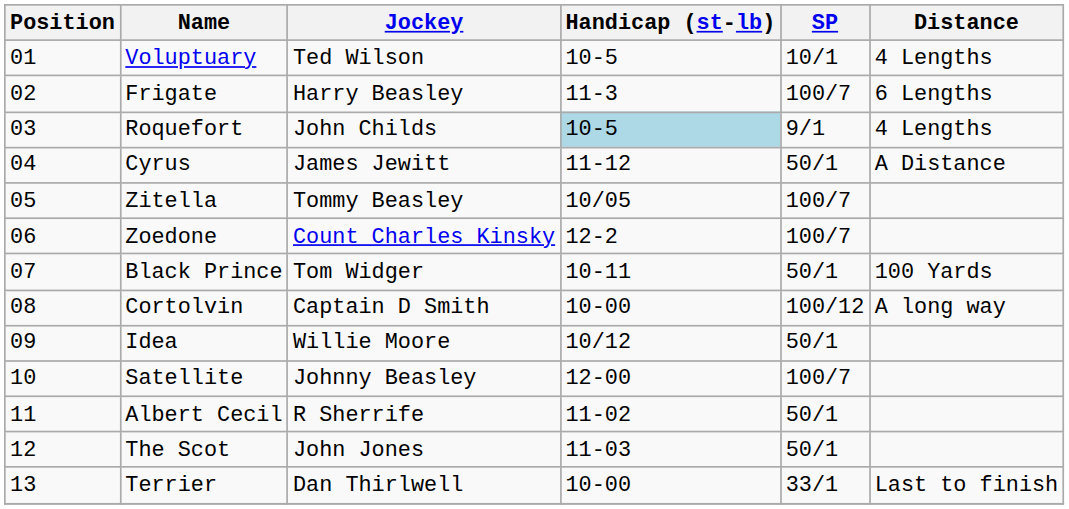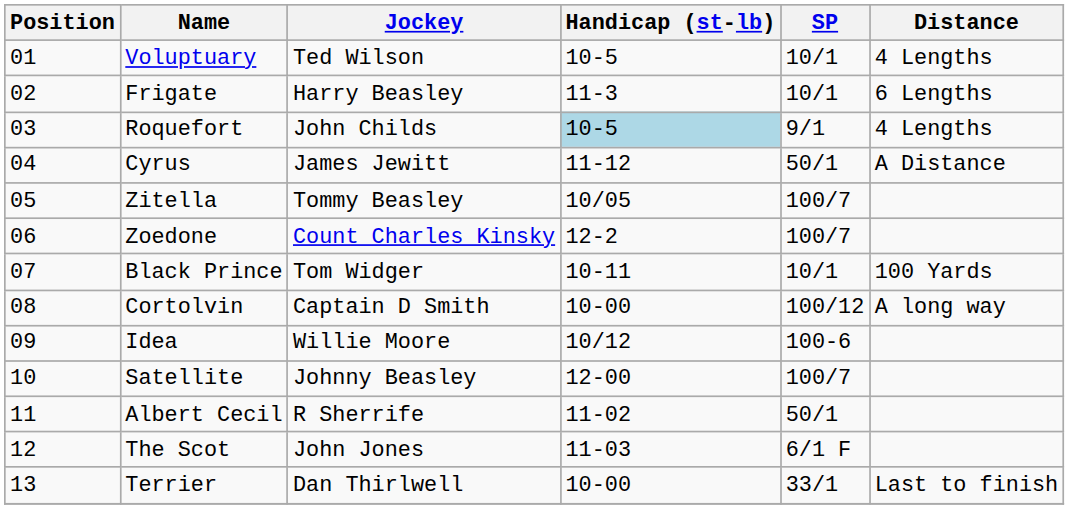(818, 94) 100/7 -> (812, 94) 10/1
(812, 272) 50/1 -> (812, 272) 10/1
(812, 343) 50/1 -> (818, 343) 100-6
(812, 450) 50/1 -> (818, 450) 6/1 F
